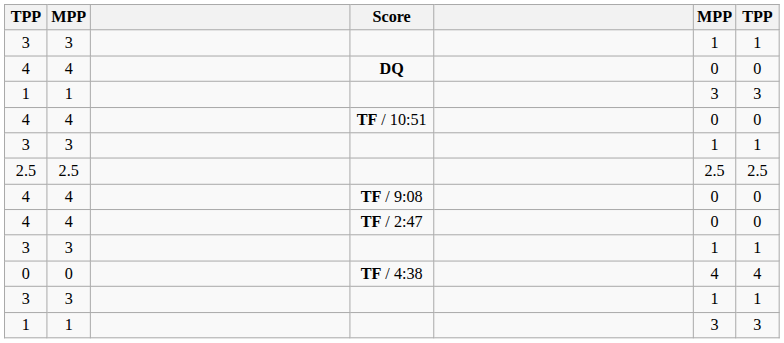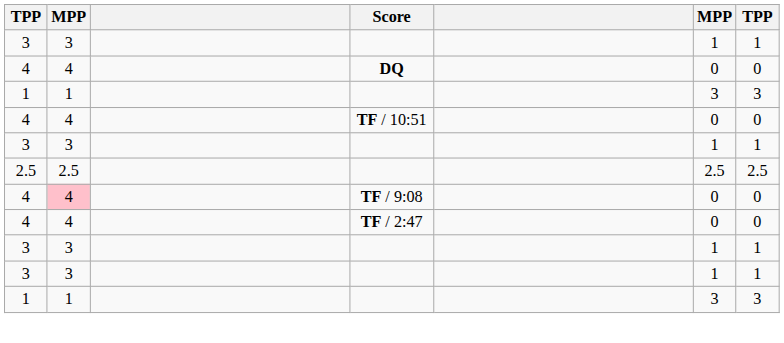(69, 196) no background -> (69, 196) pink background
- row: (26, 273)
